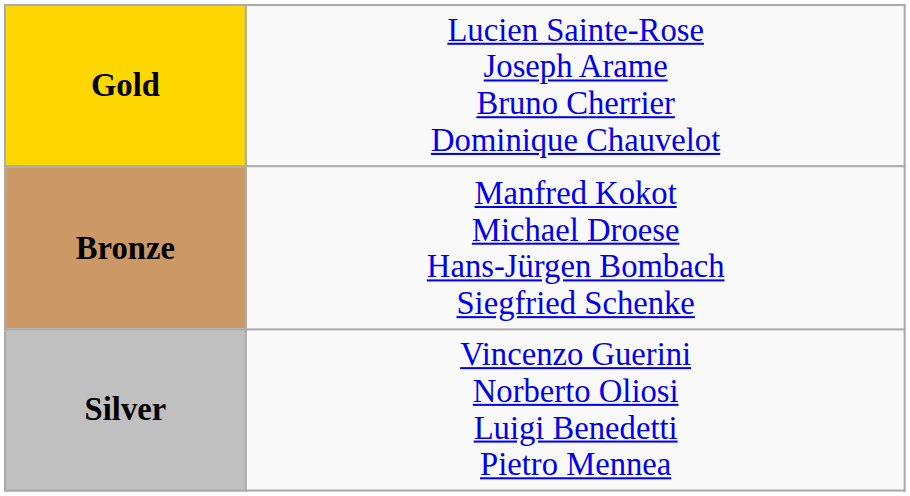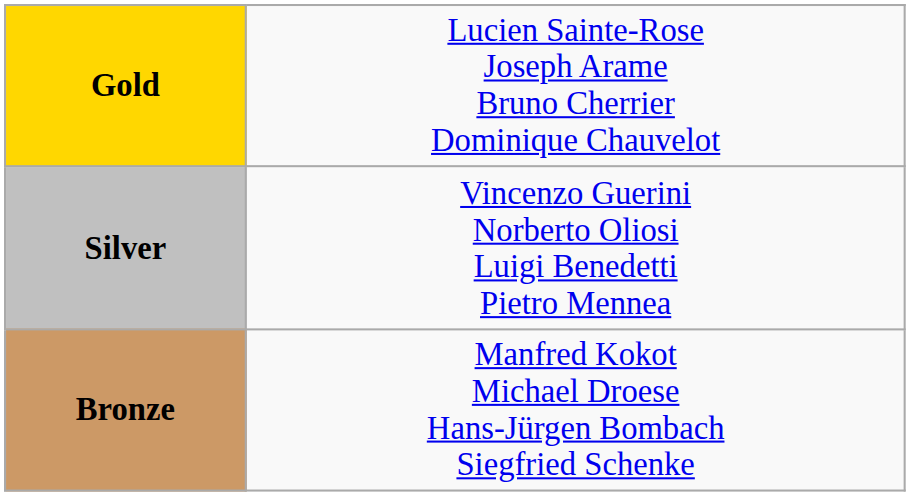rows swapped: (125, 409) <-> (125, 247)
